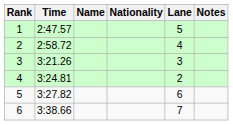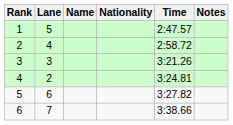columns swapped: (180, 12) <-> (54, 12)
